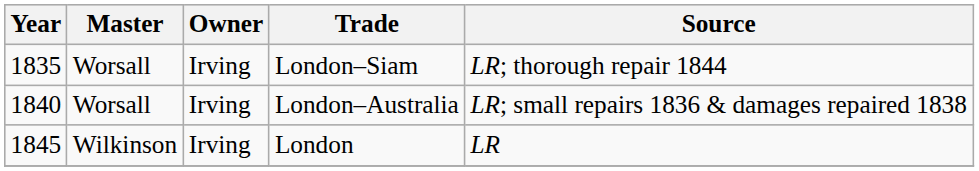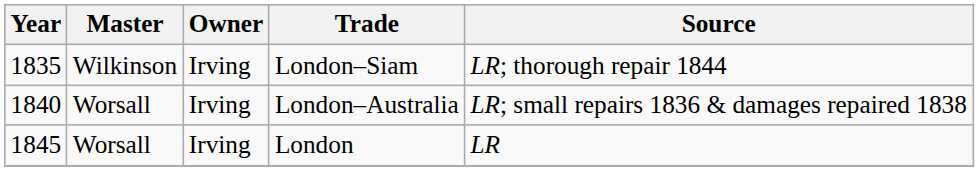(112, 64) Worsall -> (125, 64) Wilkinson
(125, 144) Wilkinson -> (112, 144) Worsall
